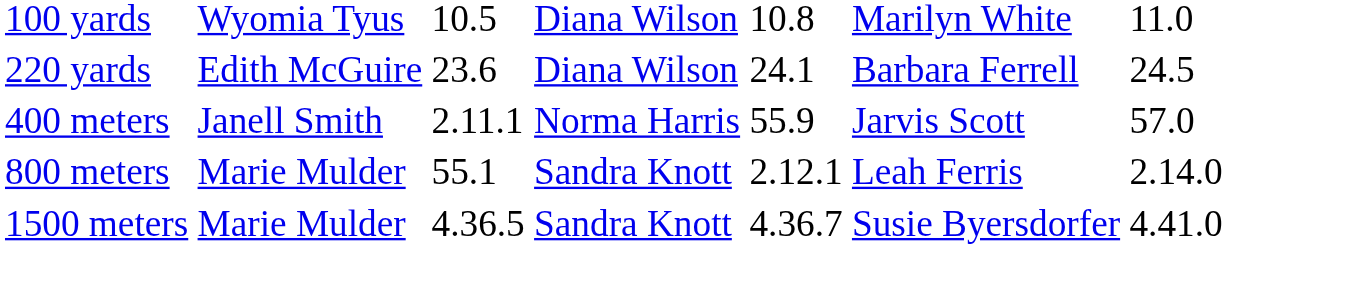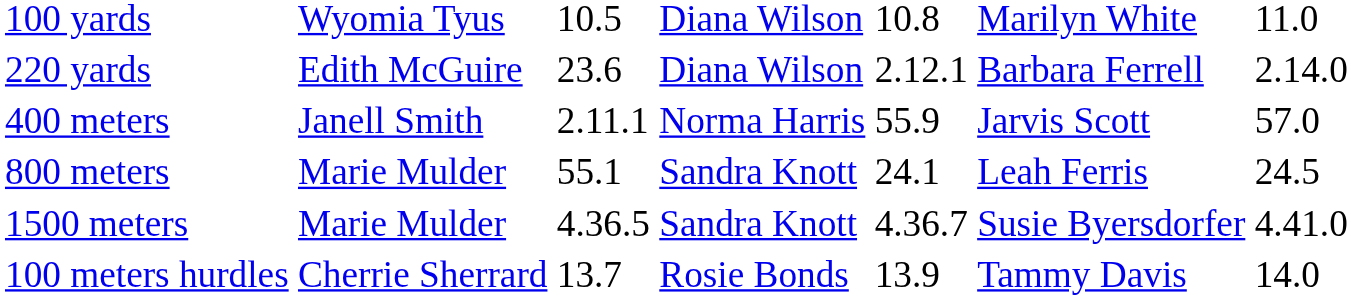(782, 69) 24.1 -> (921, 69) 2.12.1
(1162, 69) 24.5 -> (1301, 69) 2.14.0
(796, 172) 2.12.1 -> (907, 172) 24.1
(1176, 172) 2.14.0 -> (1287, 172) 24.5
+ row: (147, 274)
